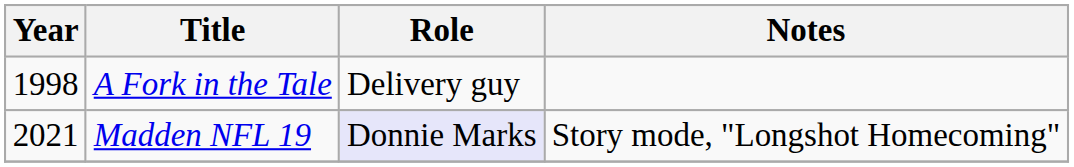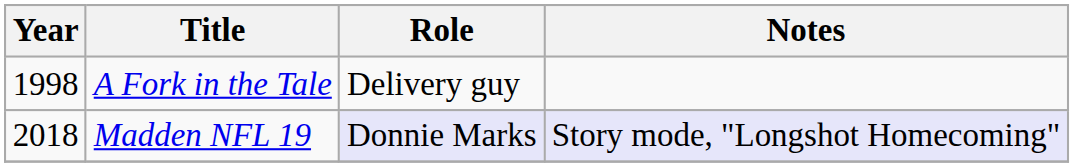(46, 135) 2021 -> (46, 135) 2018
(806, 135) no background -> (806, 135) lavender background
